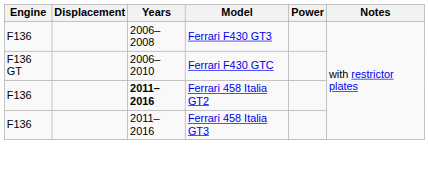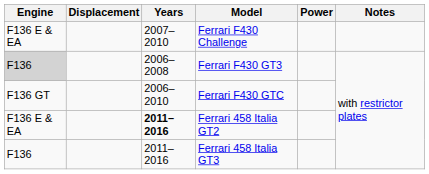+ row: (228, 36)
(19, 36) no background -> (19, 65) lightgrey background
(19, 95) F136 -> (30, 124) F136 E & EA
